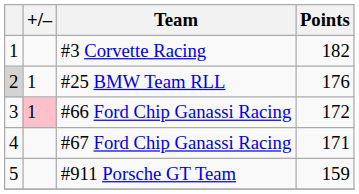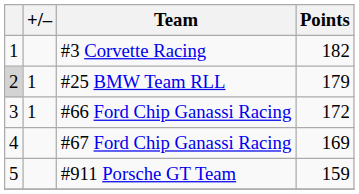(336, 81) 176 -> (336, 81) 179
(32, 112) pink background -> (32, 112) no background
(336, 143) 171 -> (336, 143) 169
